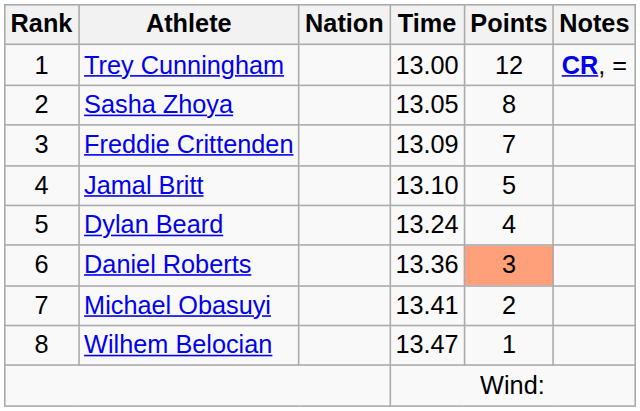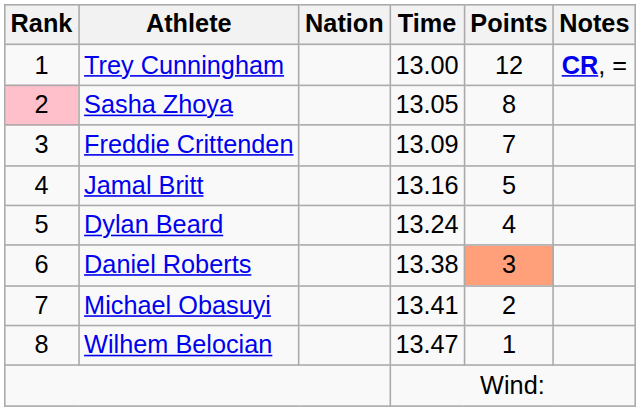(42, 104) no background -> (42, 104) pink background
(427, 184) 13.10 -> (427, 184) 13.16
(427, 265) 13.36 -> (427, 265) 13.38
